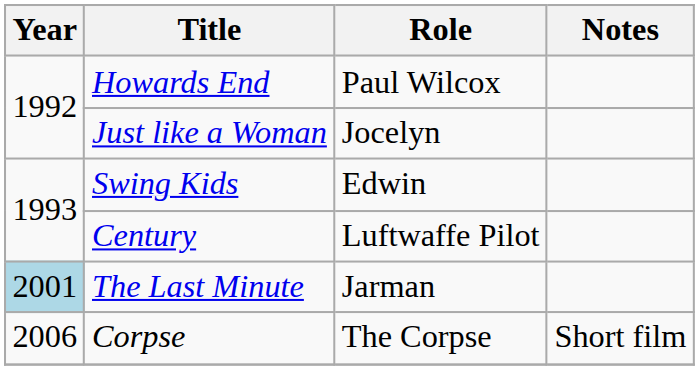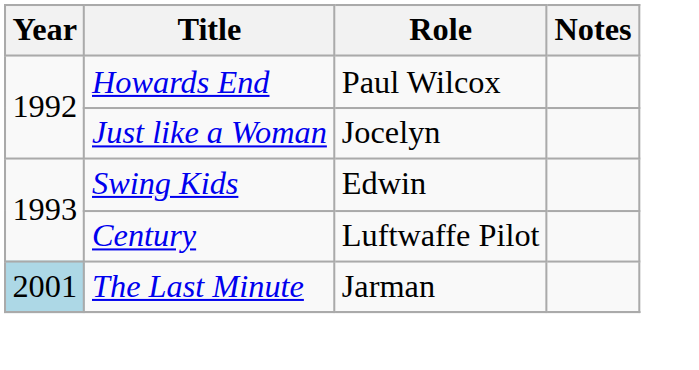- row: (139, 337)
